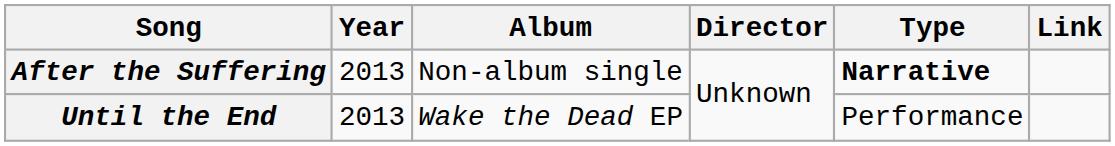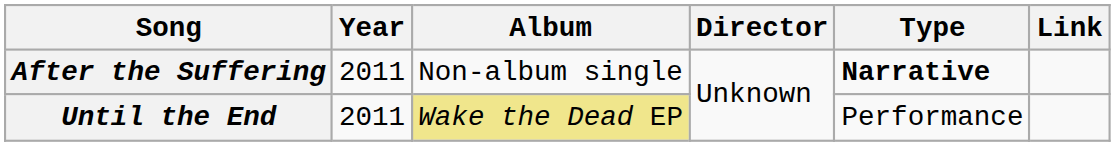(372, 72) 2013 -> (372, 72) 2011
(372, 117) 2013 -> (372, 117) 2011
(551, 117) no background -> (551, 117) khaki background
